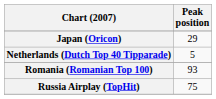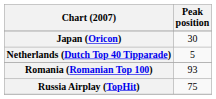(192, 39) 29 -> (192, 39) 30
